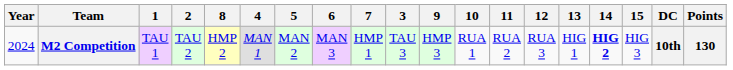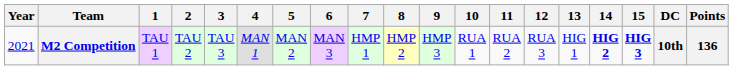columns swapped: (403, 15) <-> (222, 15)
(21, 45) 2024 -> (21, 45) 2021
(637, 45) normal -> (638, 45) bold
(705, 45) 130 -> (707, 45) 136
